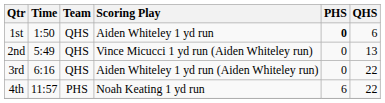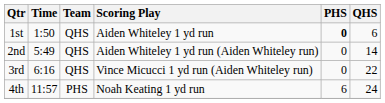(204, 51) Vince Micucci 1 yd run (Aiden Whiteley run) -> (207, 51) Aiden Whiteley 1 yd run (Aiden Whiteley run)
(371, 51) 13 -> (371, 51) 14
(207, 70) Aiden Whiteley 1 yd run (Aiden Whiteley run) -> (204, 70) Vince Micucci 1 yd run (Aiden Whiteley run)
(371, 88) 22 -> (371, 88) 24
